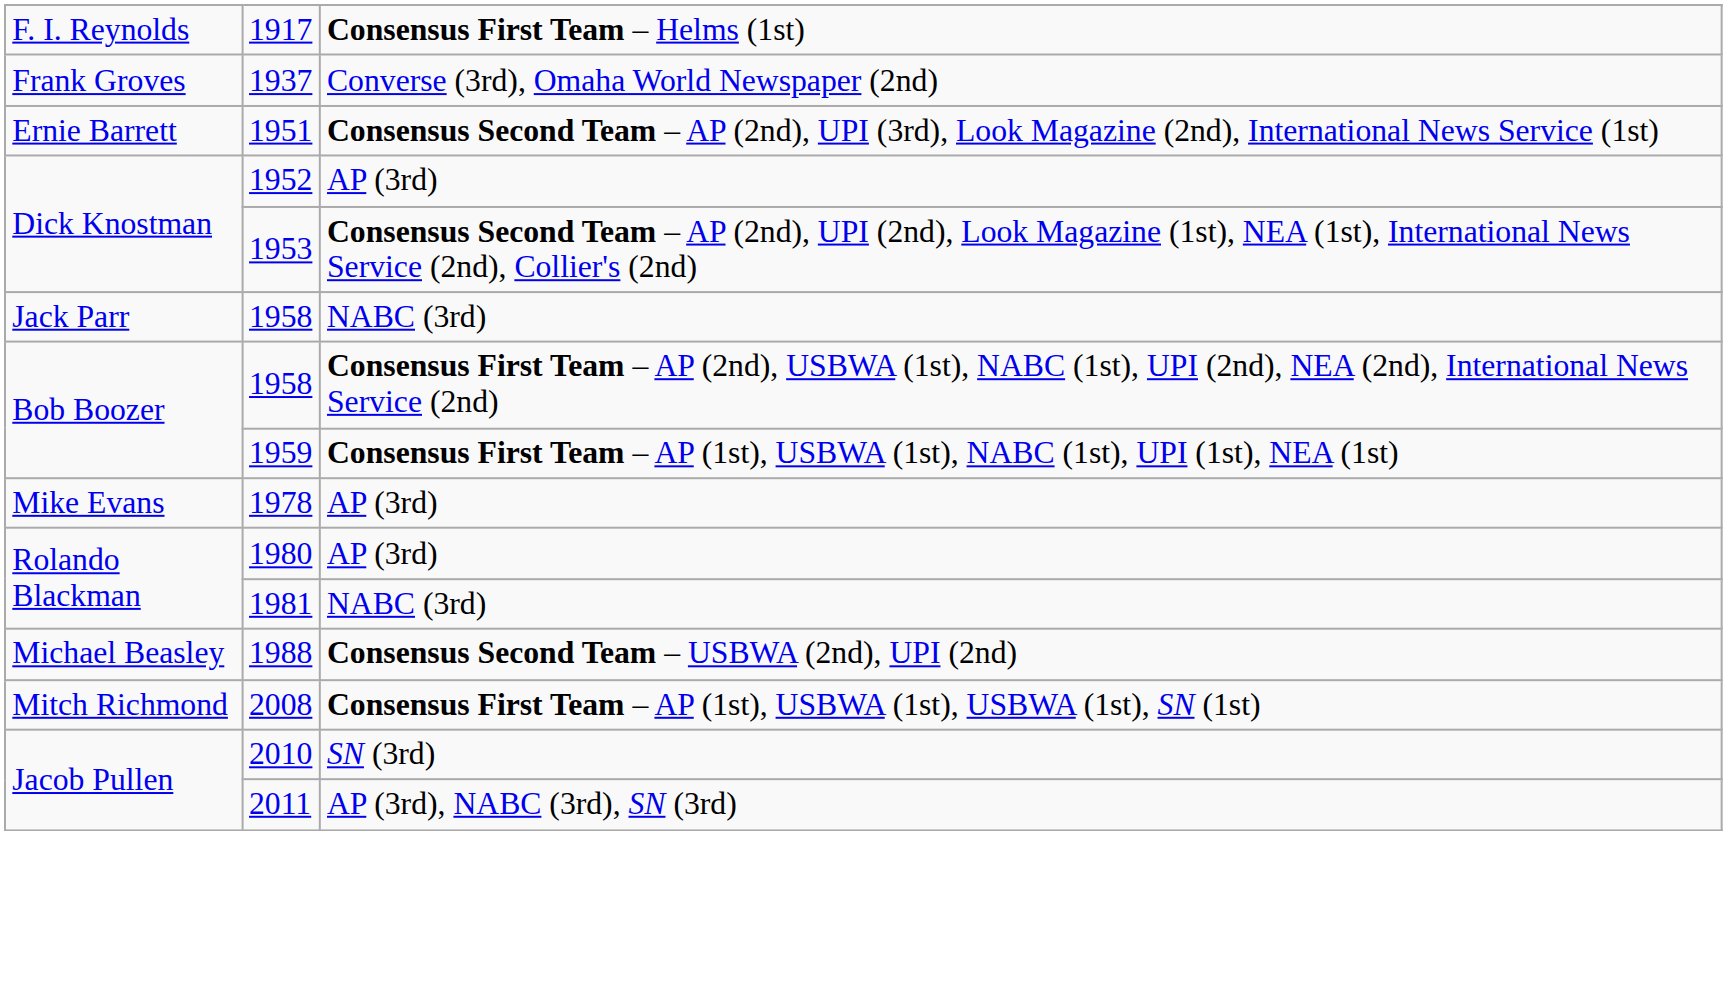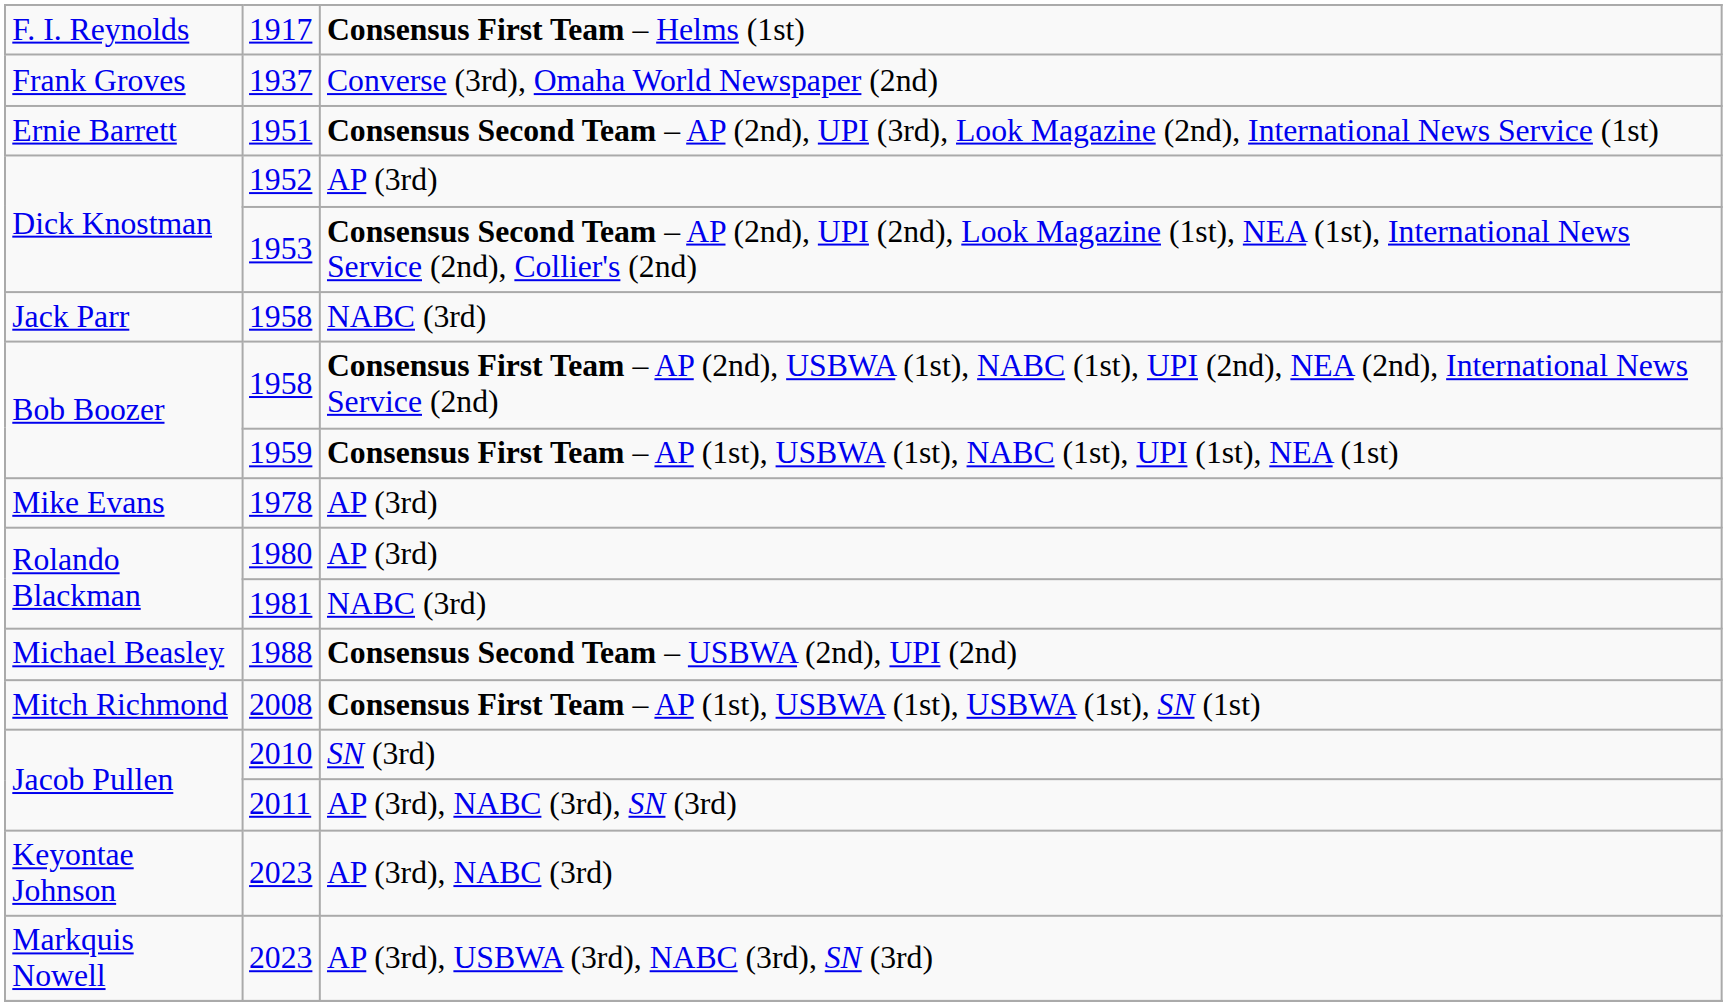+ row: (281, 872)
+ row: (281, 958)
